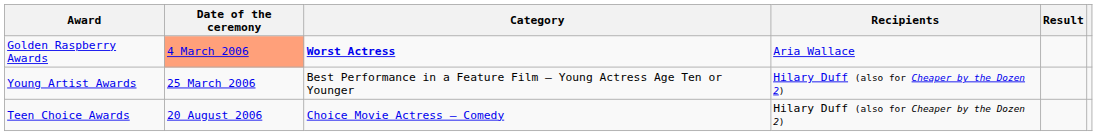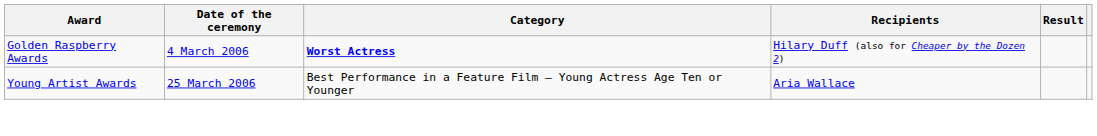(208, 52) lightsalmon background -> (208, 52) no background
(814, 52) Aria Wallace -> (899, 52) Hilary Duff (also for Cheaper by the Dozen 2)
(899, 83) Hilary Duff (also for Cheaper by the Dozen 2) -> (814, 83) Aria Wallace
- row: (68, 115)
